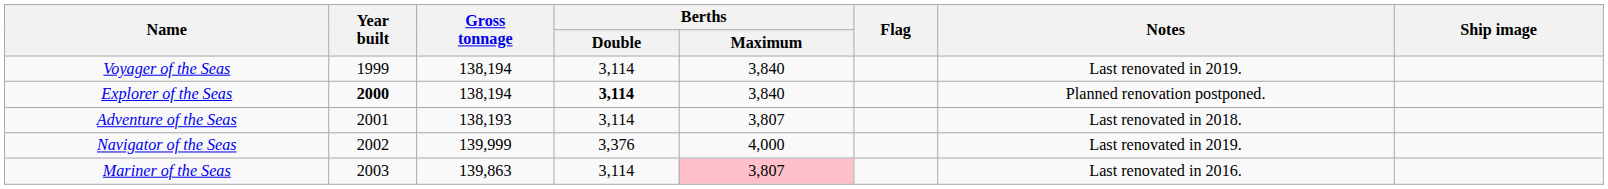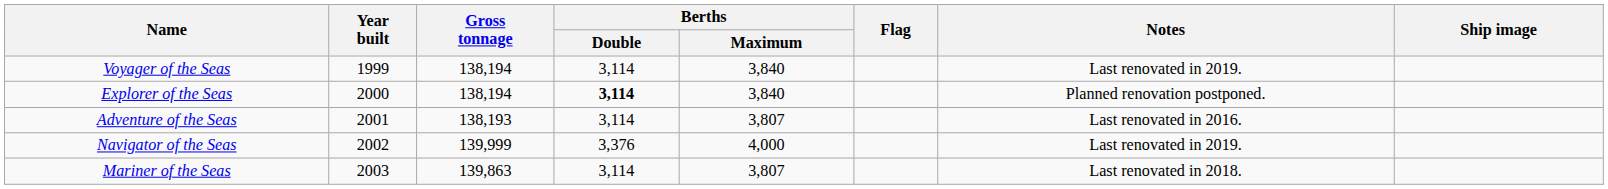(373, 94) bold -> (373, 94) normal
(1166, 119) Last renovated in 2018. -> (1166, 119) Last renovated in 2016.
(766, 171) pink background -> (766, 171) no background
(1166, 171) Last renovated in 2016. -> (1166, 171) Last renovated in 2018.
